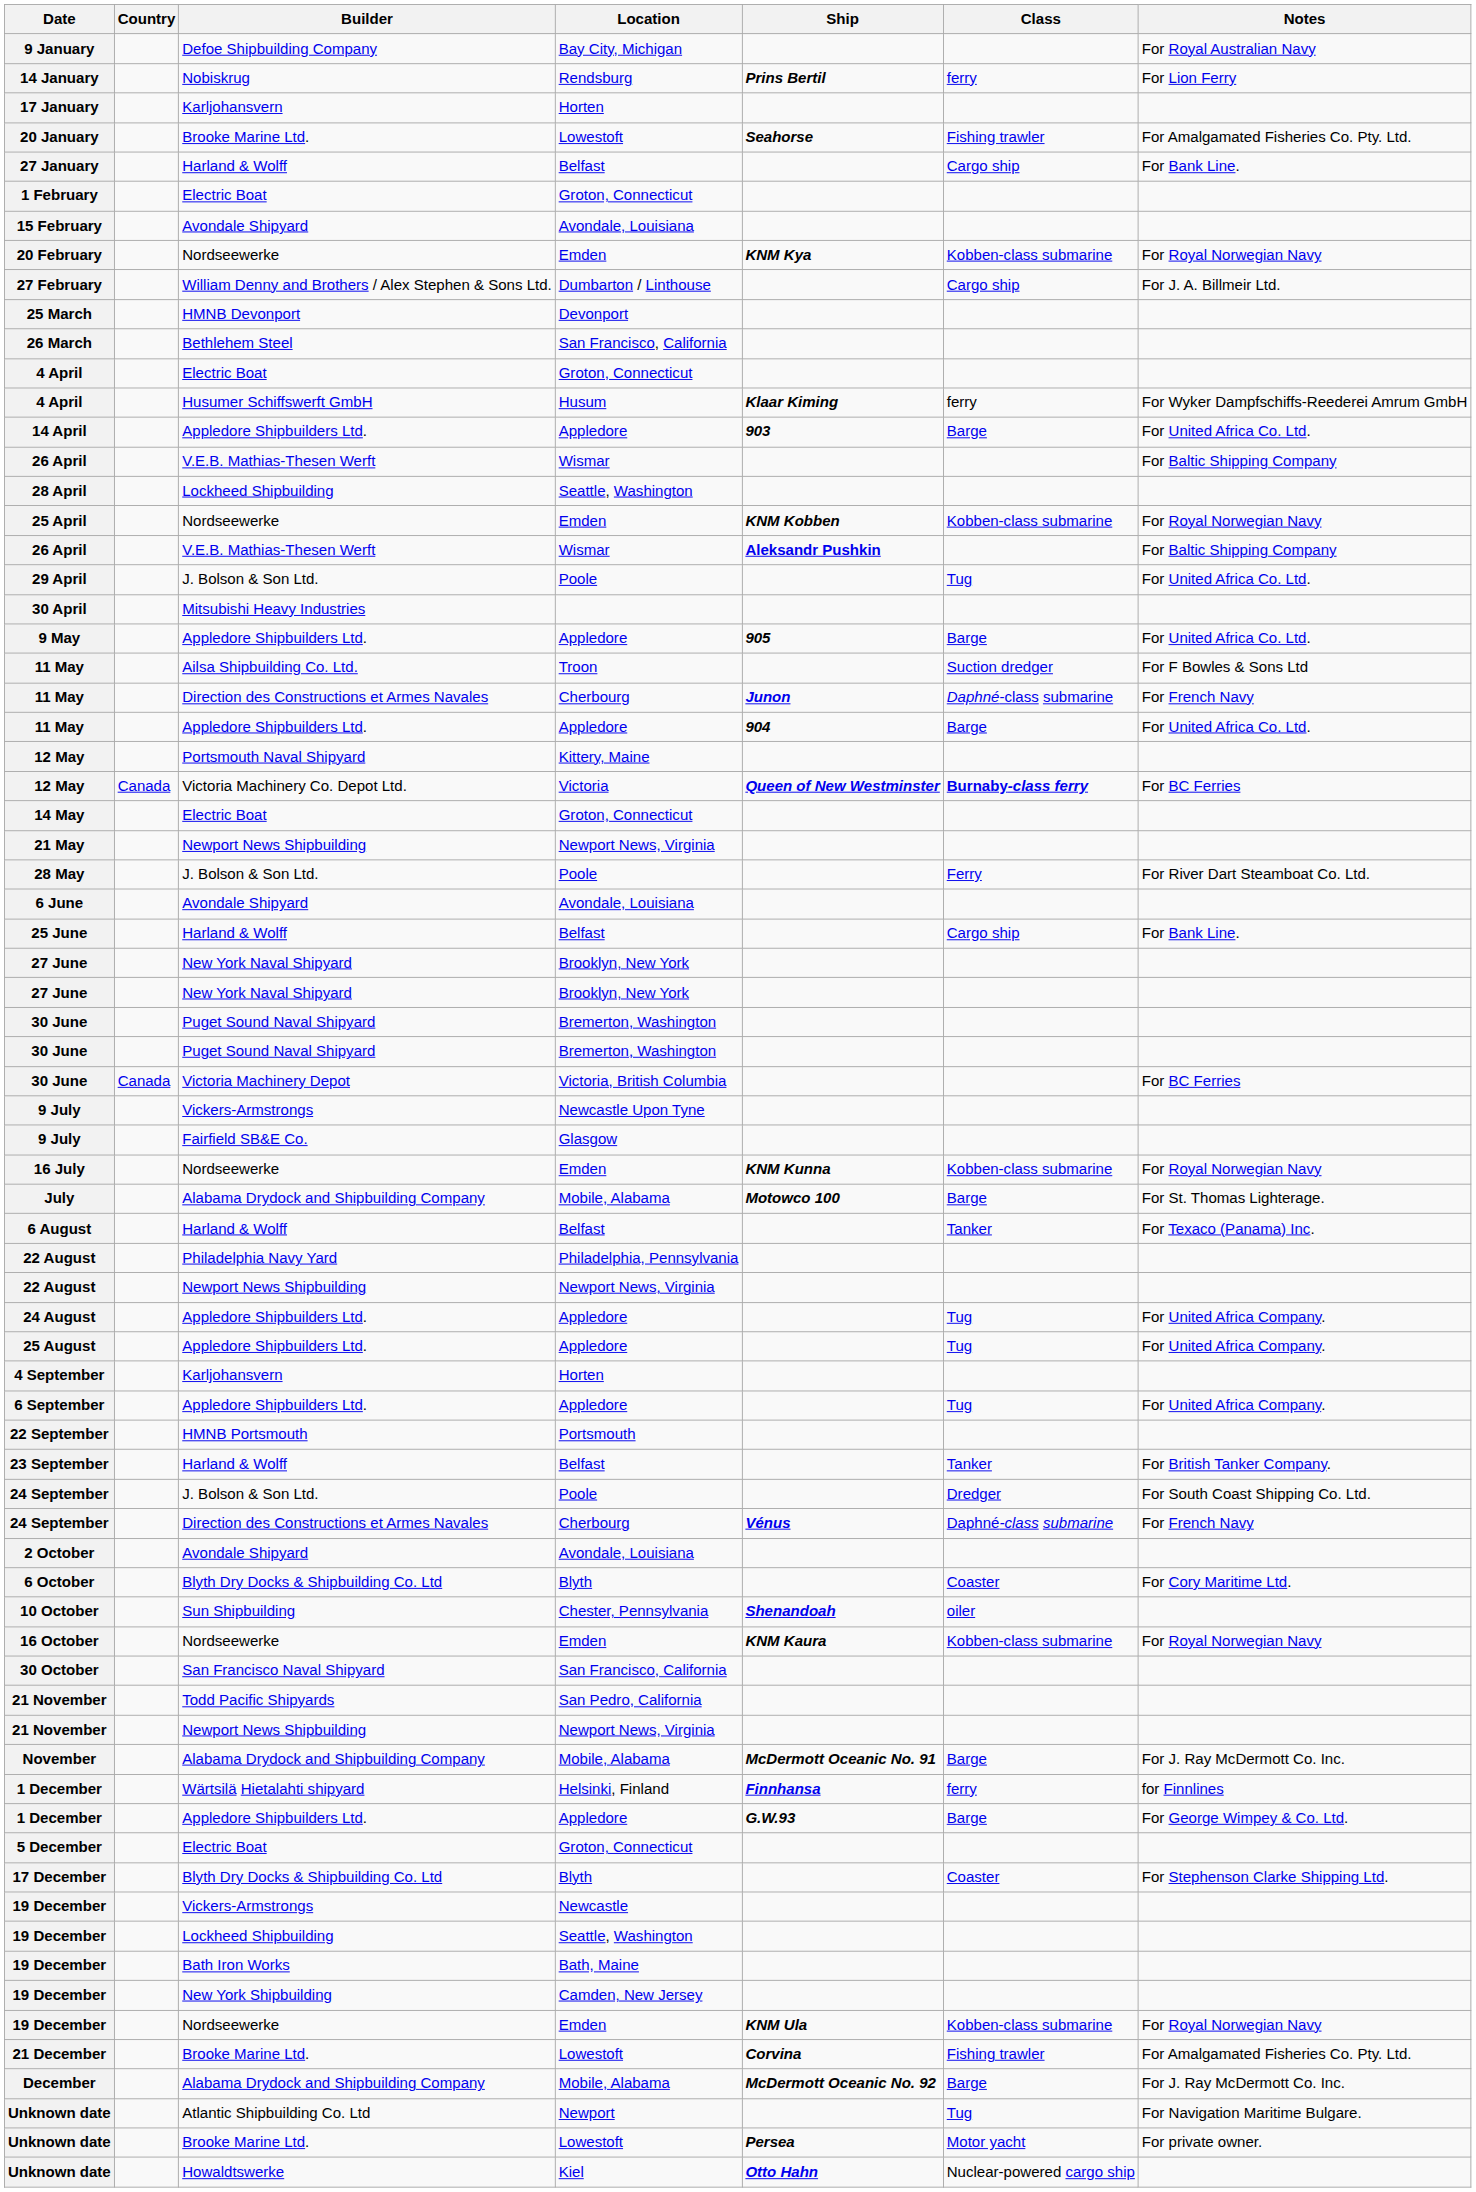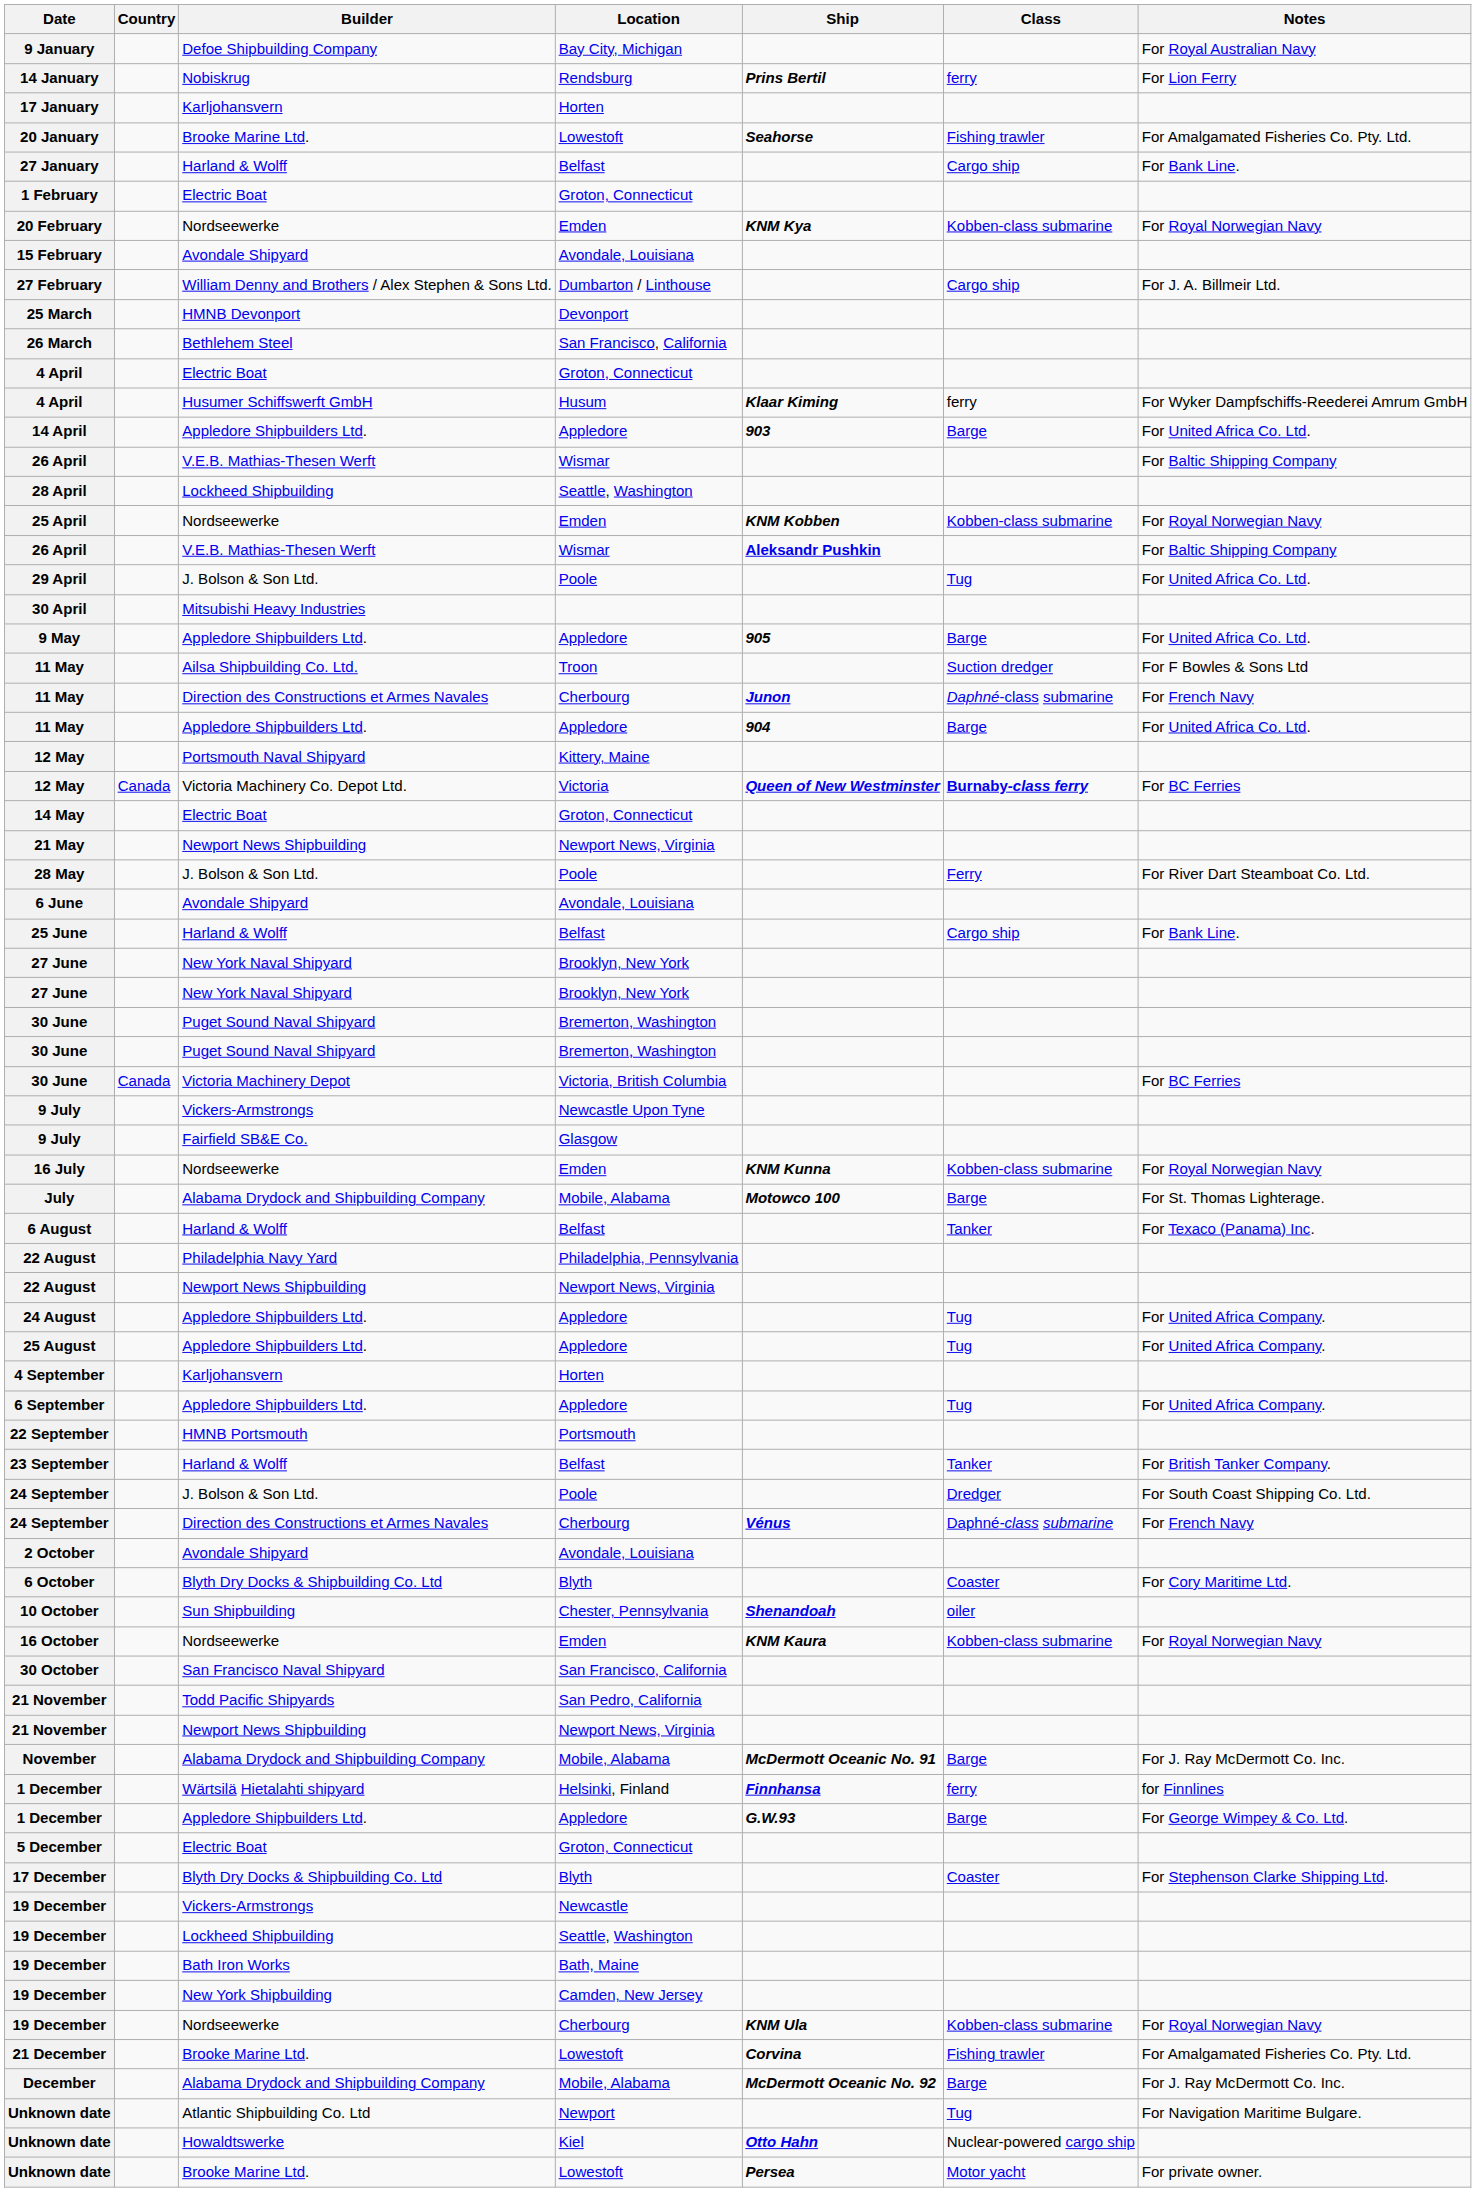rows swapped: (59, 225) <-> (59, 255)
(583, 2024) Emden -> (594, 2024) Cherbourg
rows swapped: (59, 2172) <-> (59, 2142)
